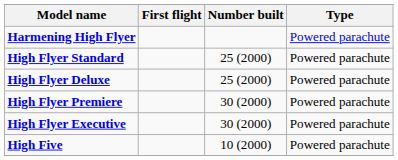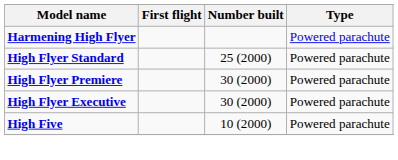- row: (59, 80)
